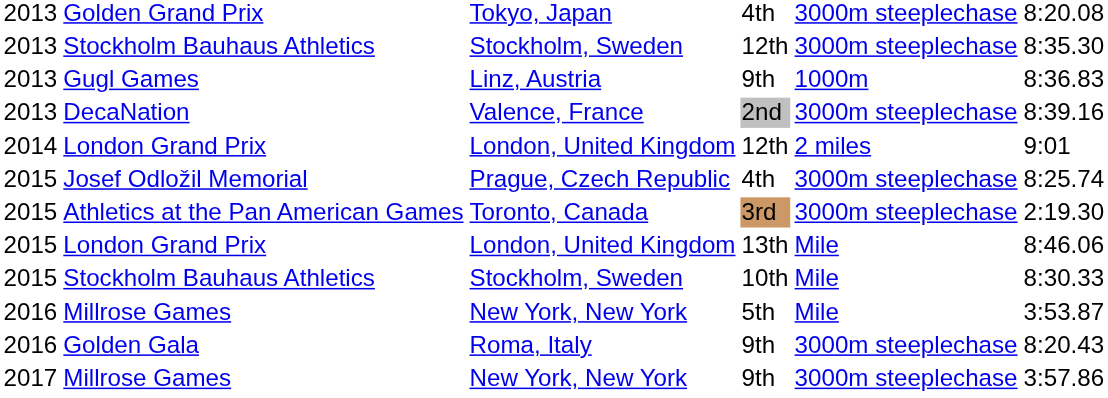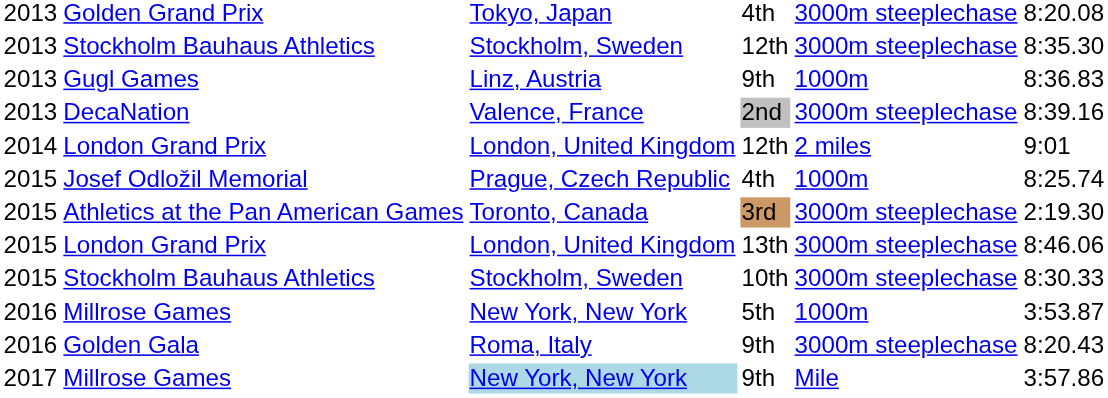(906, 178) 3000m steeplechase -> (832, 178) 1000m
(817, 245) Mile -> (906, 245) 3000m steeplechase
(817, 278) Mile -> (906, 278) 3000m steeplechase
(817, 311) Mile -> (832, 311) 1000m
(578, 378) no background -> (578, 378) lightblue background
(906, 378) 3000m steeplechase -> (817, 378) Mile
